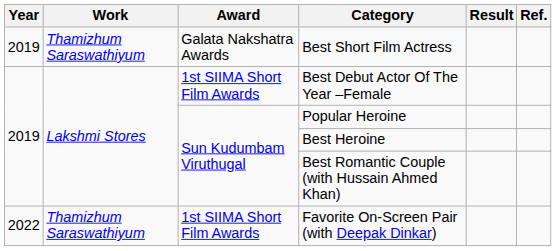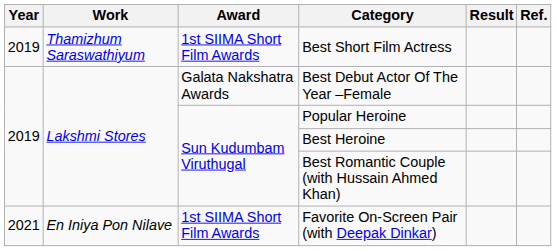(237, 46) Galata Nakshatra Awards -> (231, 46) 1st SIIMA Short Film Awards
(231, 85) 1st SIIMA Short Film Awards -> (237, 85) Galata Nakshatra Awards
(24, 225) 2022 -> (24, 225) 2021
(96, 225) Thamizhum Saraswathiyum -> (109, 225) En Iniya Pon Nilave
